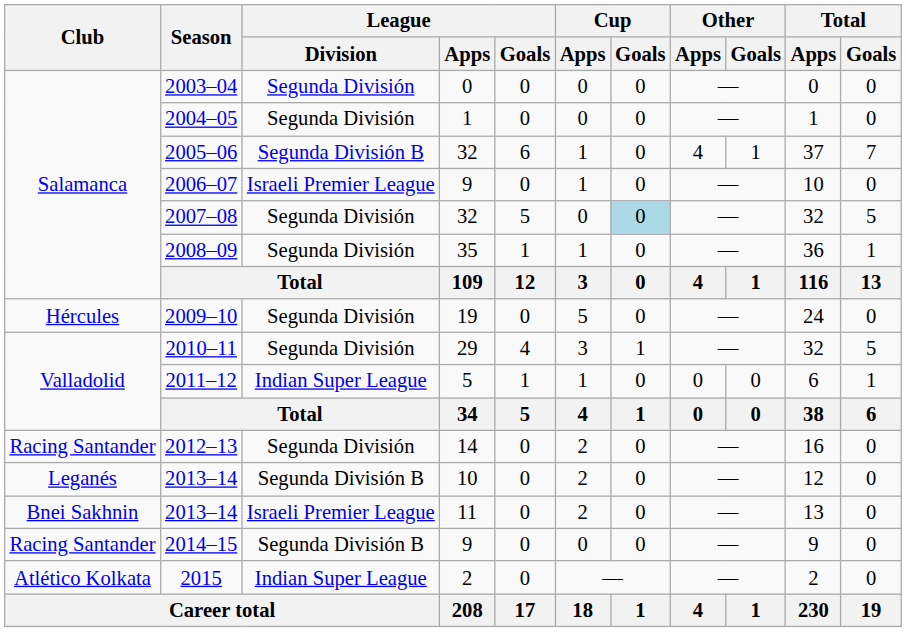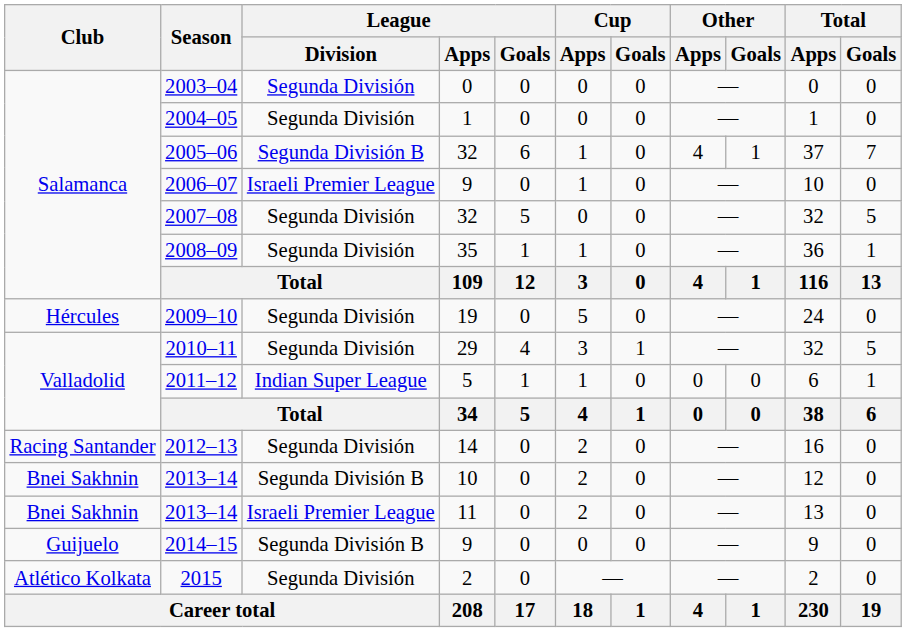(640, 217) lightblue background -> (640, 217) no background
(82, 479) Leganés -> (82, 479) Bnei Sakhnin
(82, 544) Racing Santander -> (82, 544) Guijuelo
(341, 577) Indian Super League -> (341, 577) Segunda División
